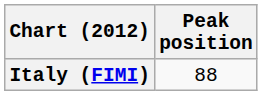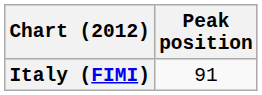(206, 75) 88 -> (206, 75) 91
